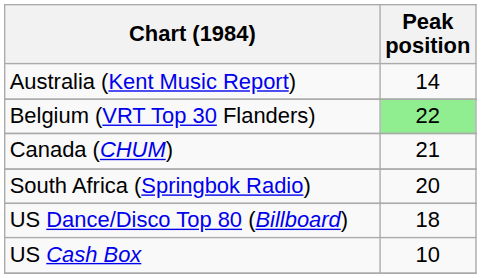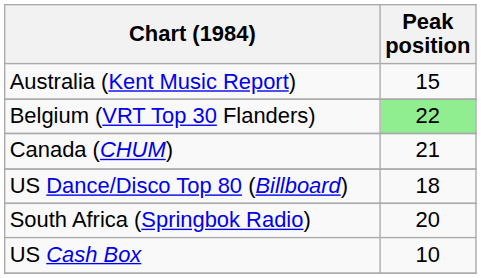(428, 81) 14 -> (428, 81) 15
rows swapped: (160, 185) <-> (179, 220)
